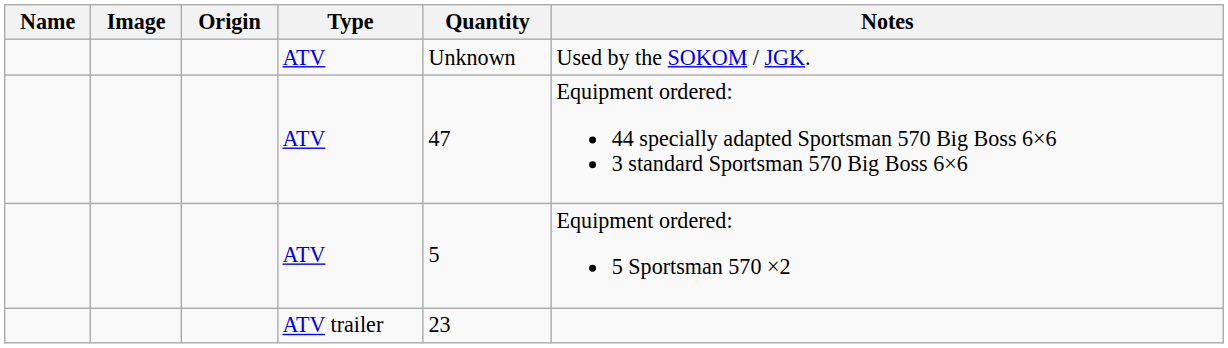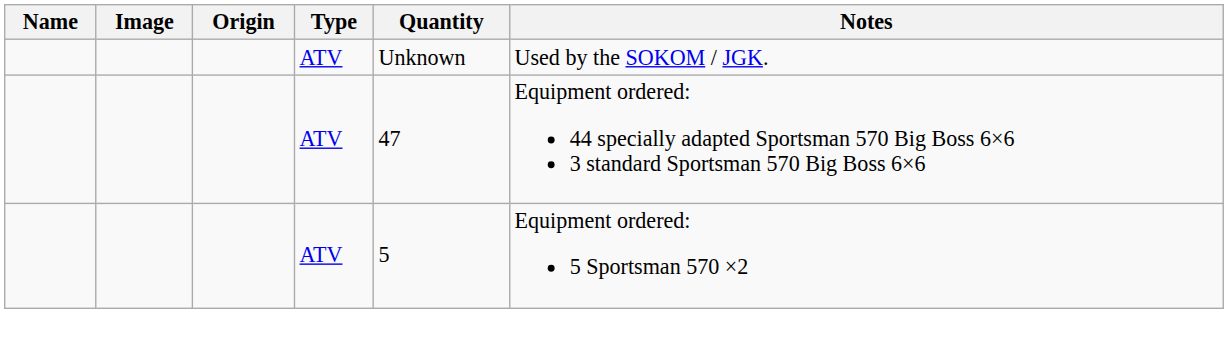- row: (48, 325)
